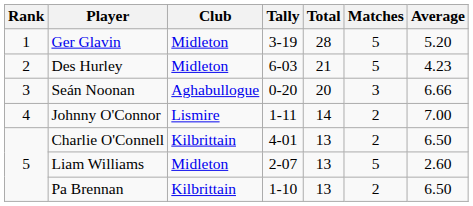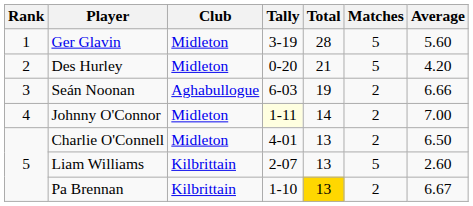(438, 41) 5.20 -> (438, 41) 5.60
(283, 66) 6-03 -> (283, 66) 0-20
(438, 66) 4.23 -> (438, 66) 4.20
(283, 90) 0-20 -> (283, 90) 6-03
(324, 90) 20 -> (324, 90) 19
(376, 90) 3 -> (376, 90) 2
(195, 115) Lismire -> (200, 115) Midleton
(283, 115) no background -> (283, 115) lightyellow background
(204, 139) Kilbrittain -> (200, 139) Midleton
(200, 164) Midleton -> (204, 164) Kilbrittain
(324, 189) no background -> (324, 189) gold background
(438, 189) 6.50 -> (438, 189) 6.67
